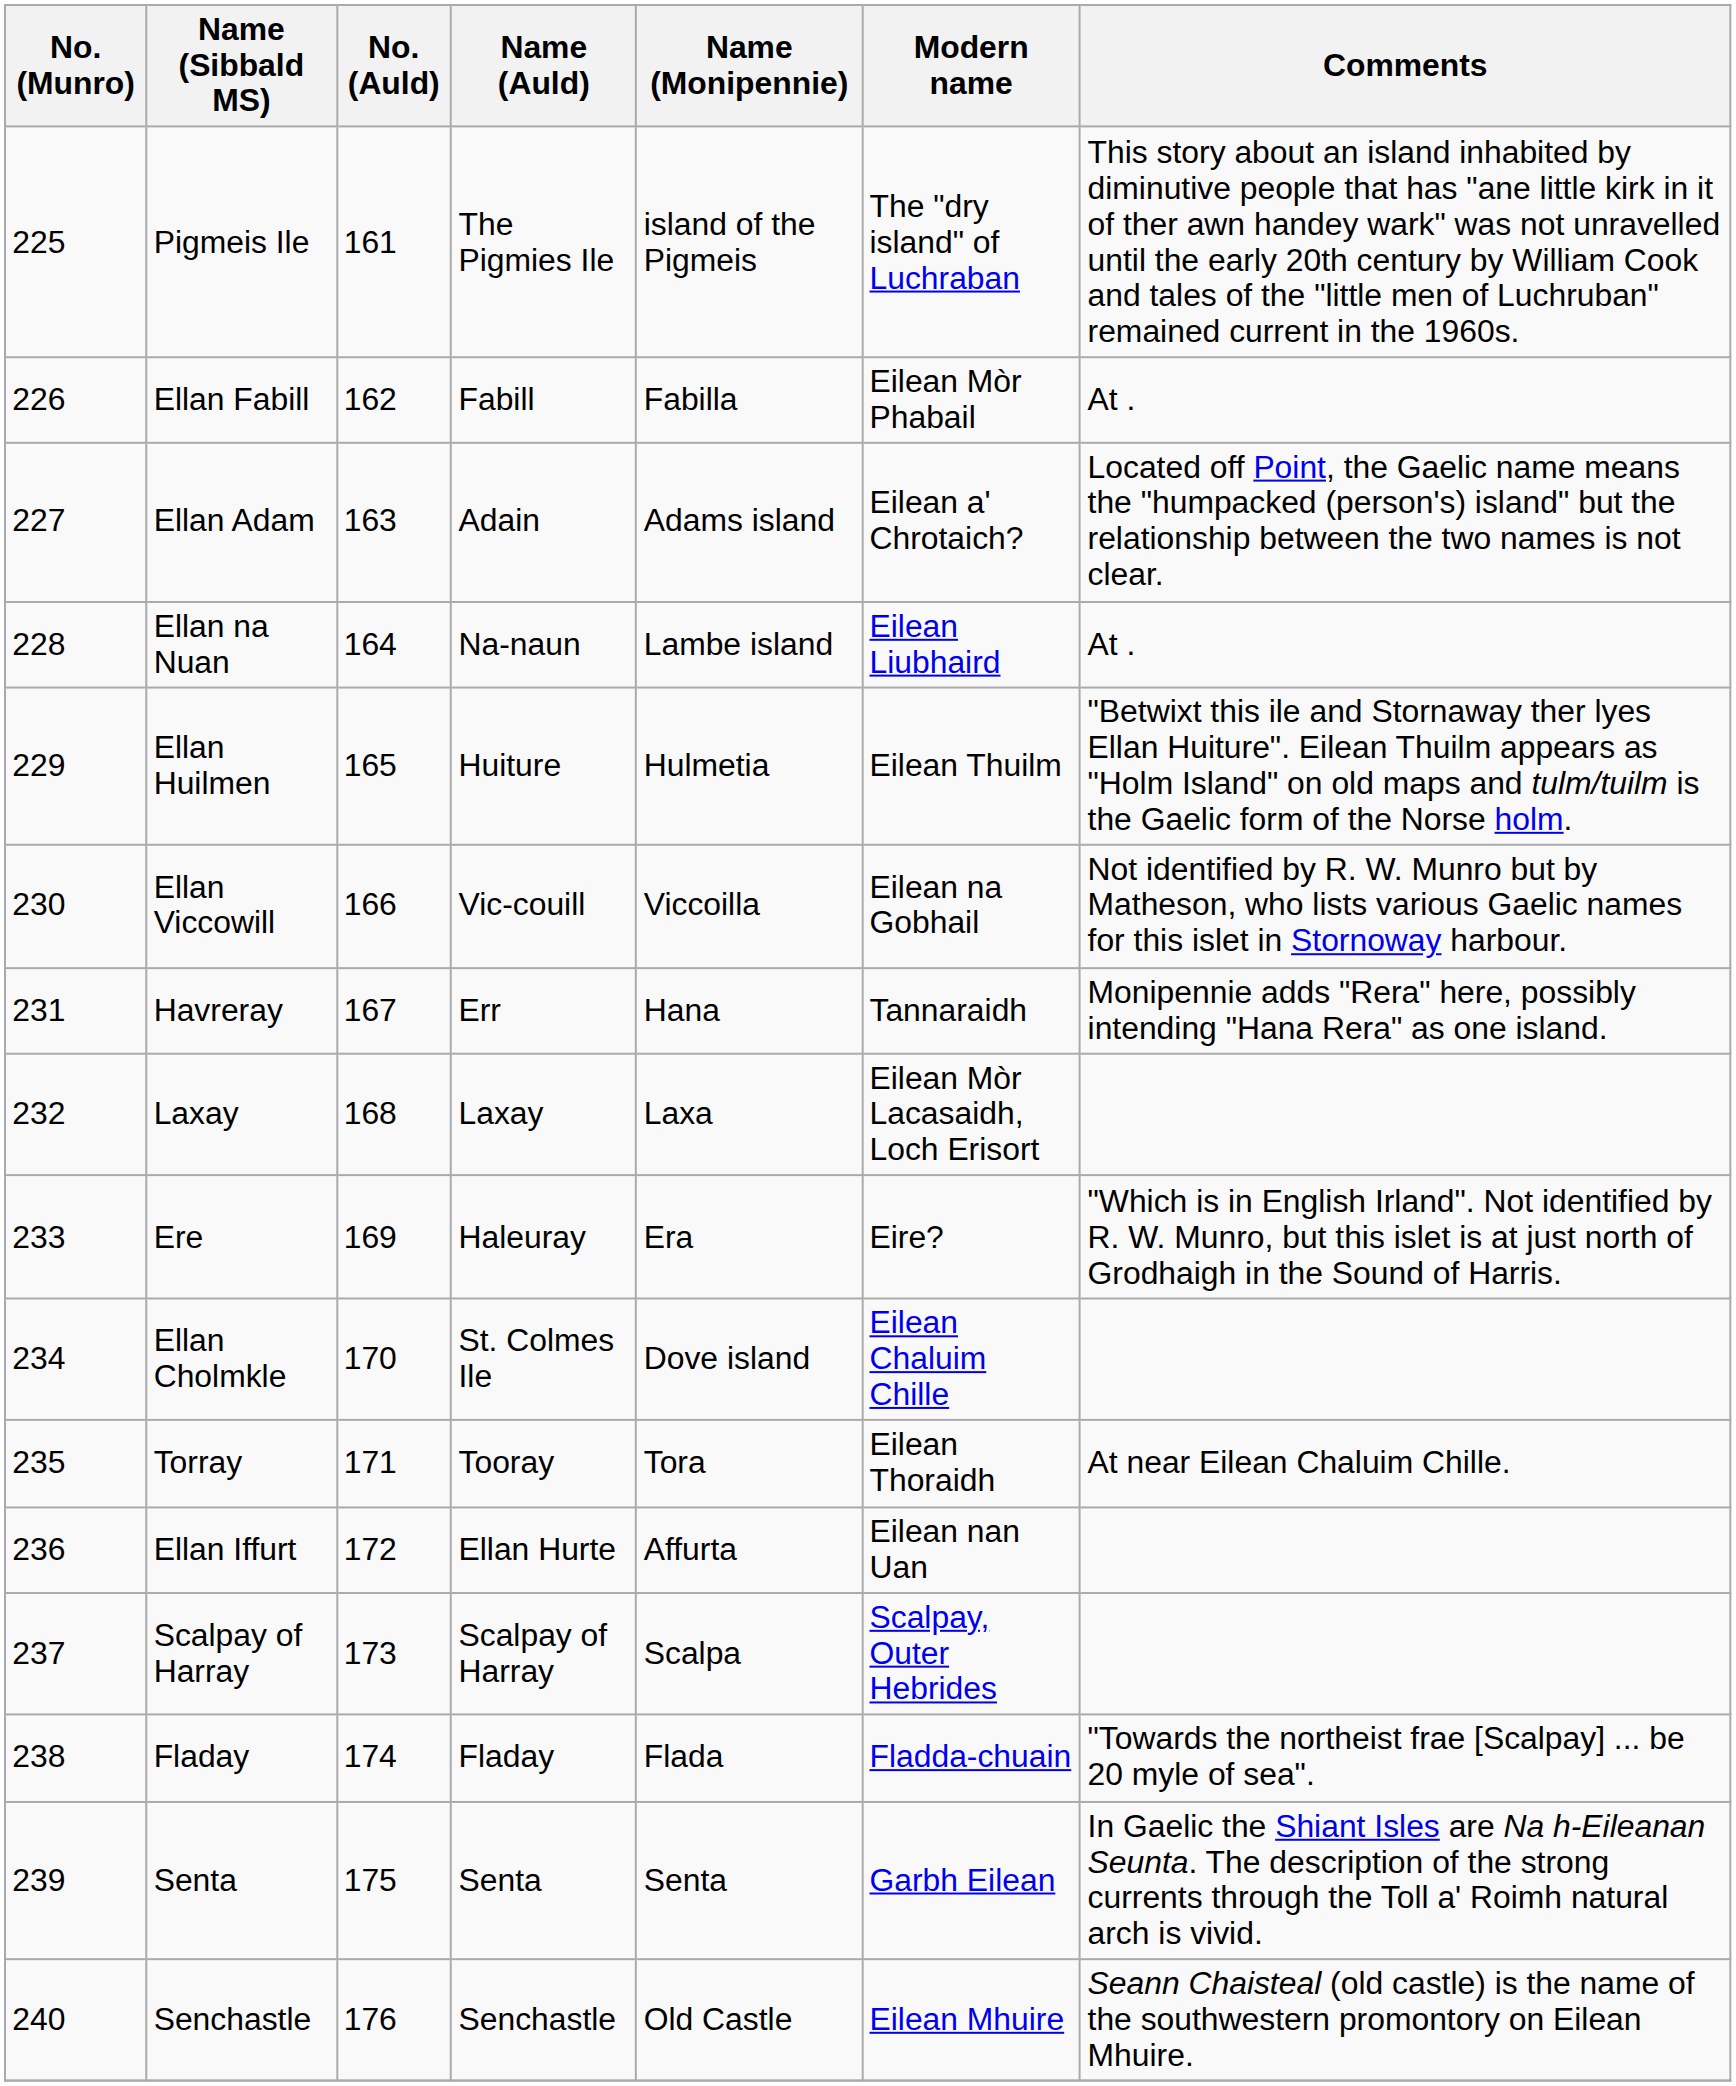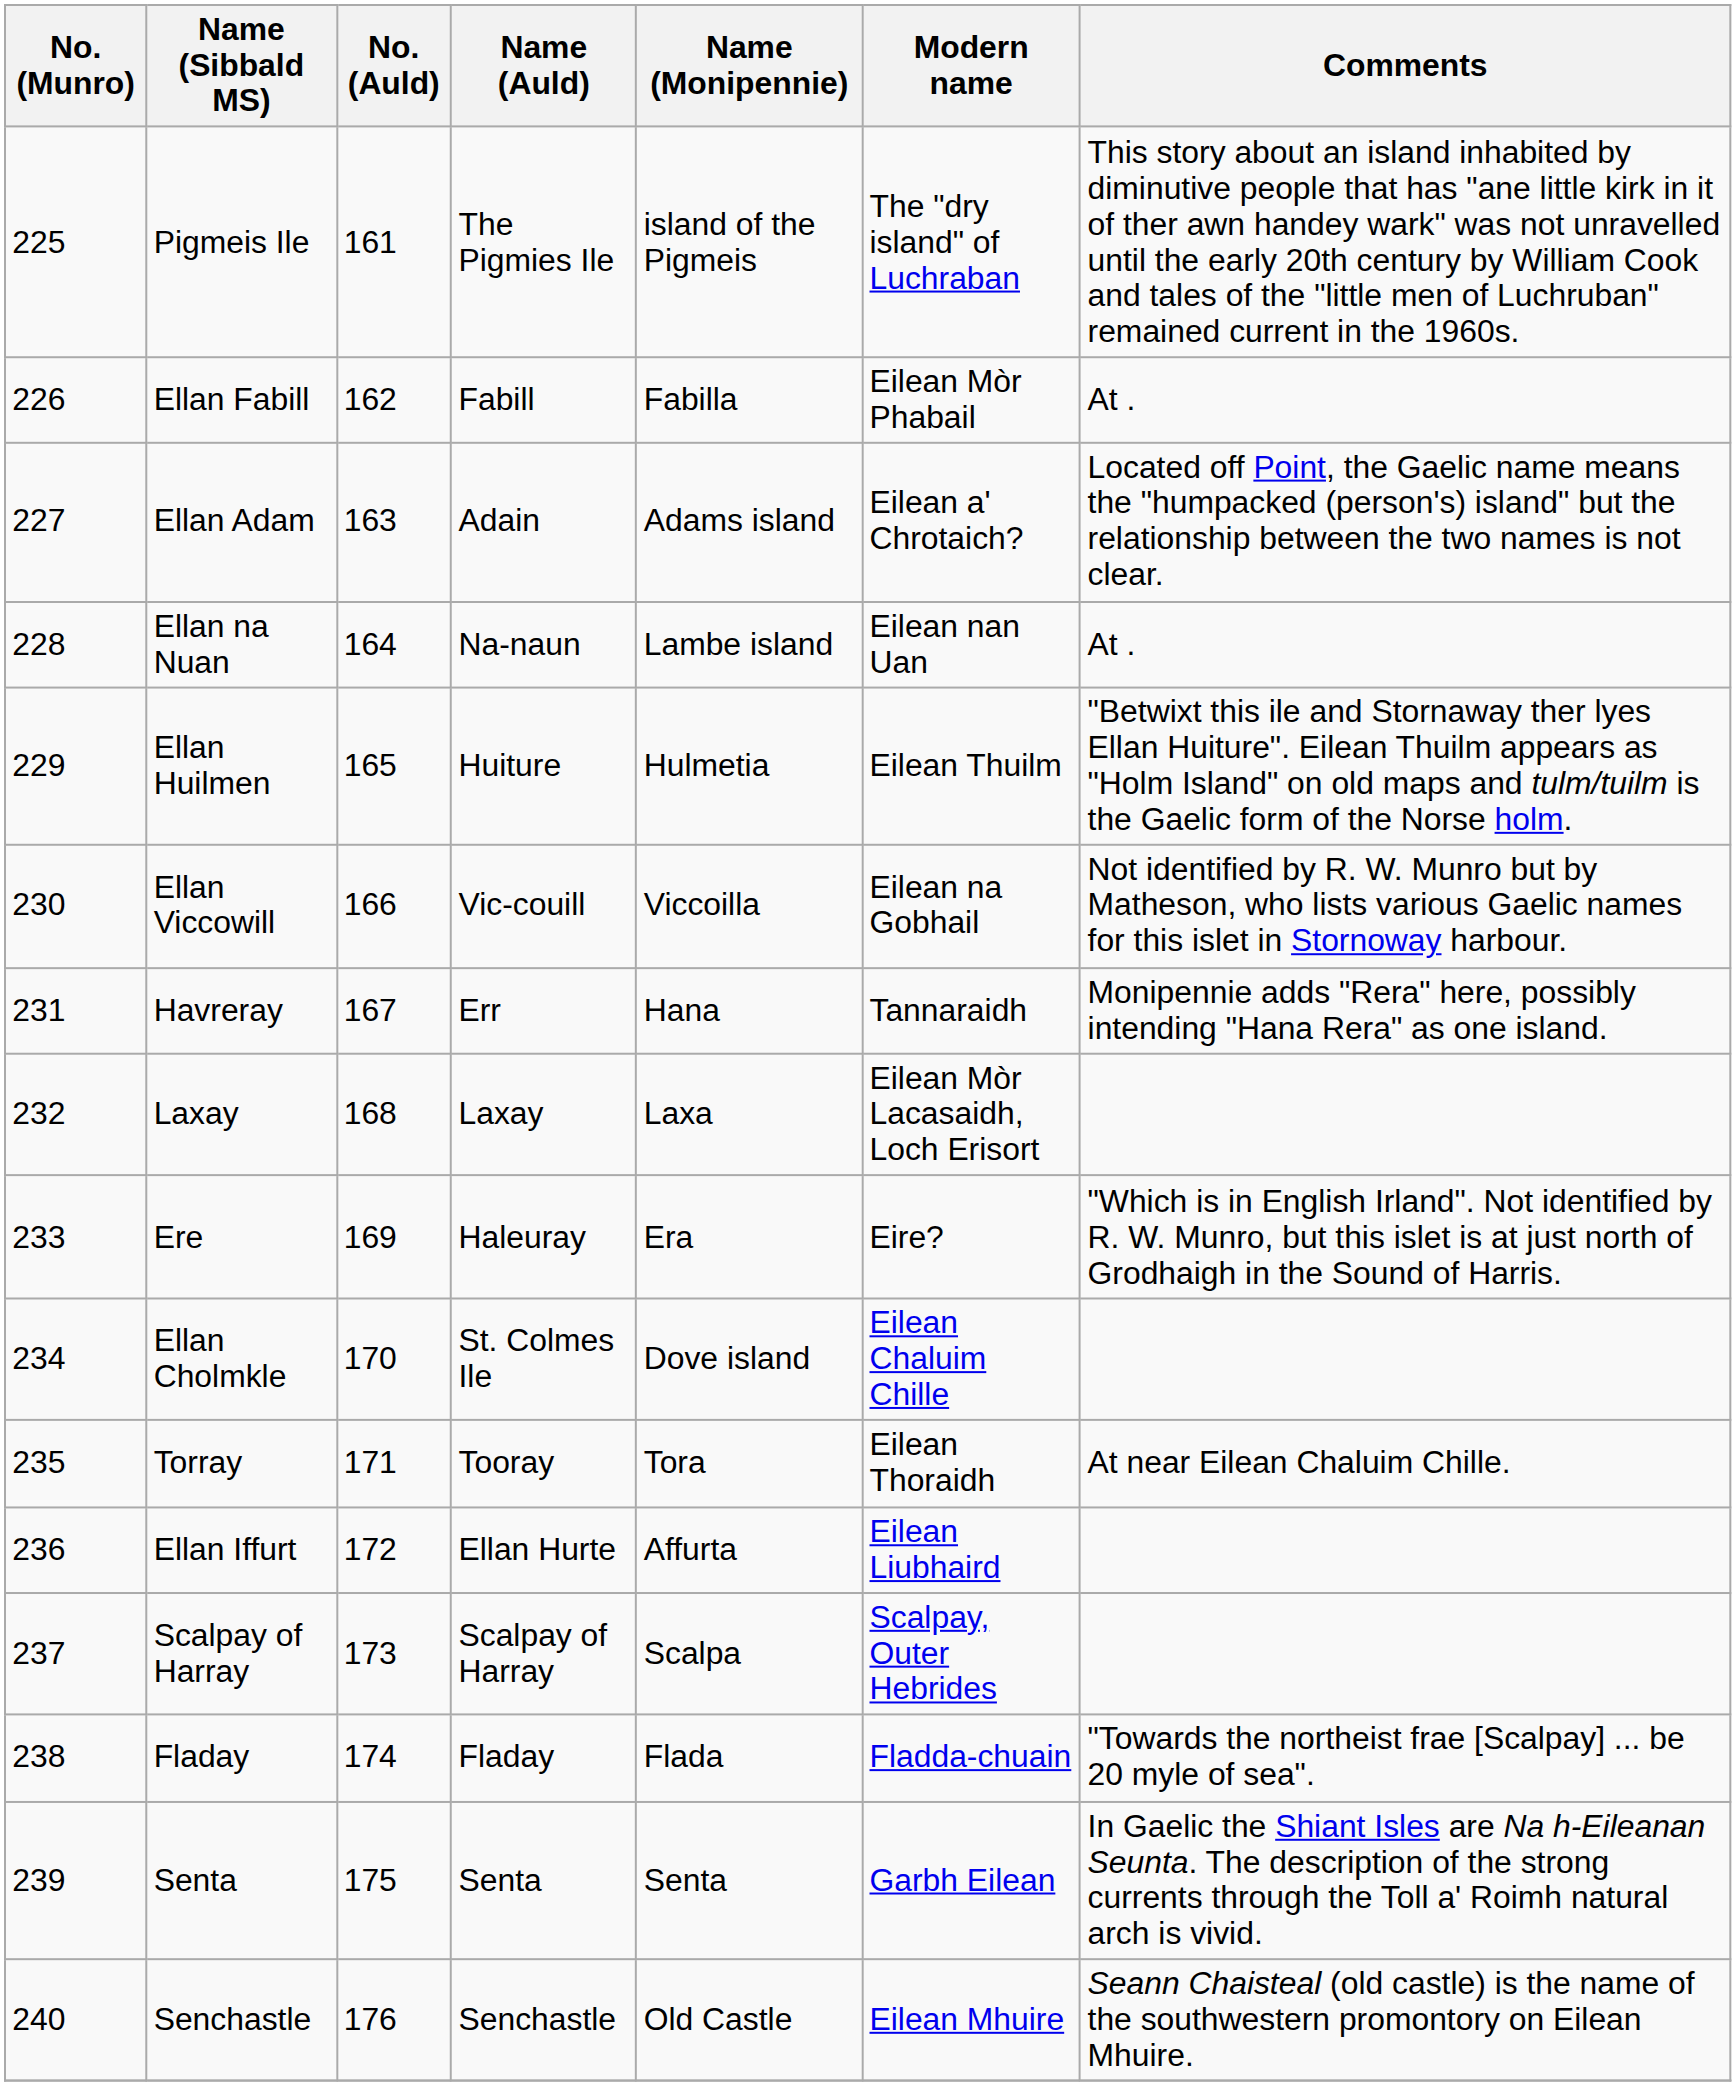(935, 643) Eilean Liubhaird -> (945, 643) Eilean nan Uan
(945, 1549) Eilean nan Uan -> (935, 1549) Eilean Liubhaird
